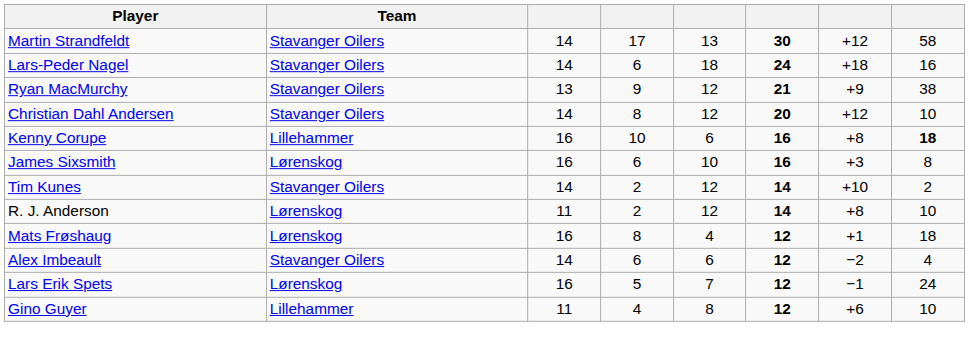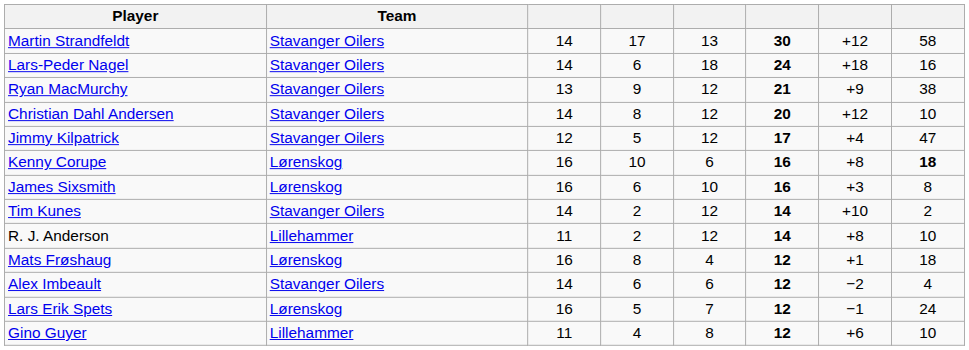+ row: (63, 138)
(312, 138) Lillehammer -> (306, 162) Lørenskog
(306, 211) Lørenskog -> (312, 235) Lillehammer
